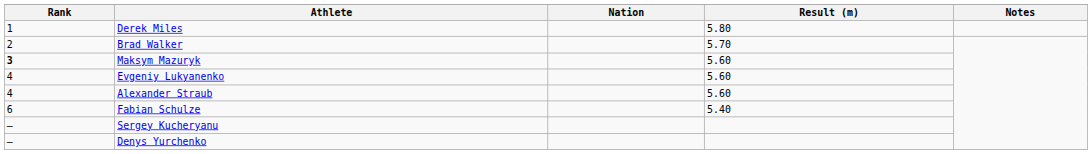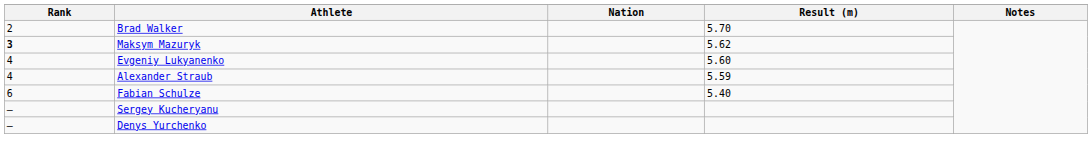- row: (150, 29)
(719, 61) 5.60 -> (719, 45) 5.62
(719, 93) 5.60 -> (719, 77) 5.59
